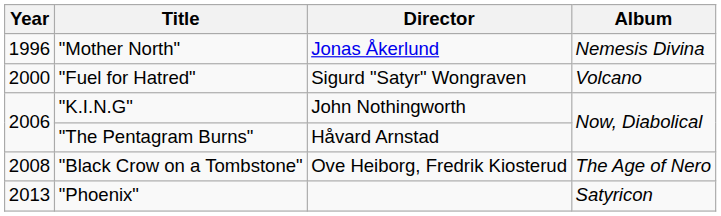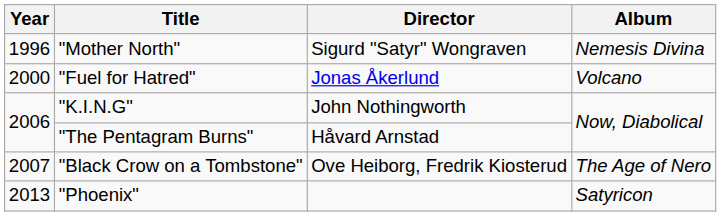(375, 48) Jonas Åkerlund -> (419, 48) Sigurd "Satyr" Wongraven
(419, 78) Sigurd "Satyr" Wongraven -> (375, 78) Jonas Åkerlund
(30, 166) 2008 -> (30, 166) 2007
